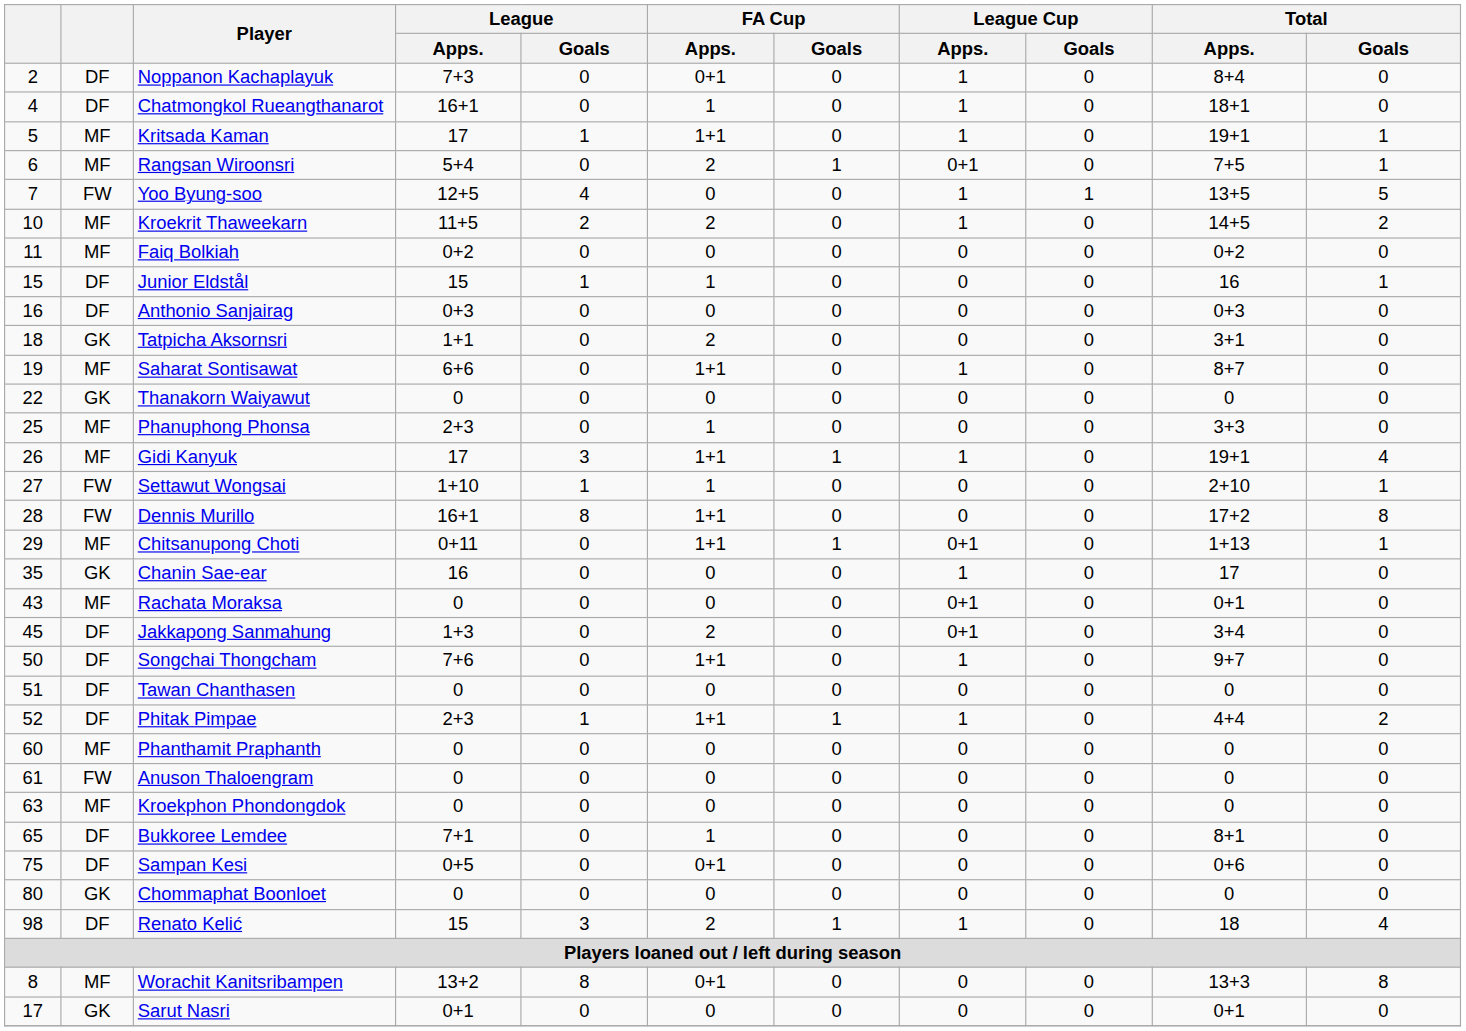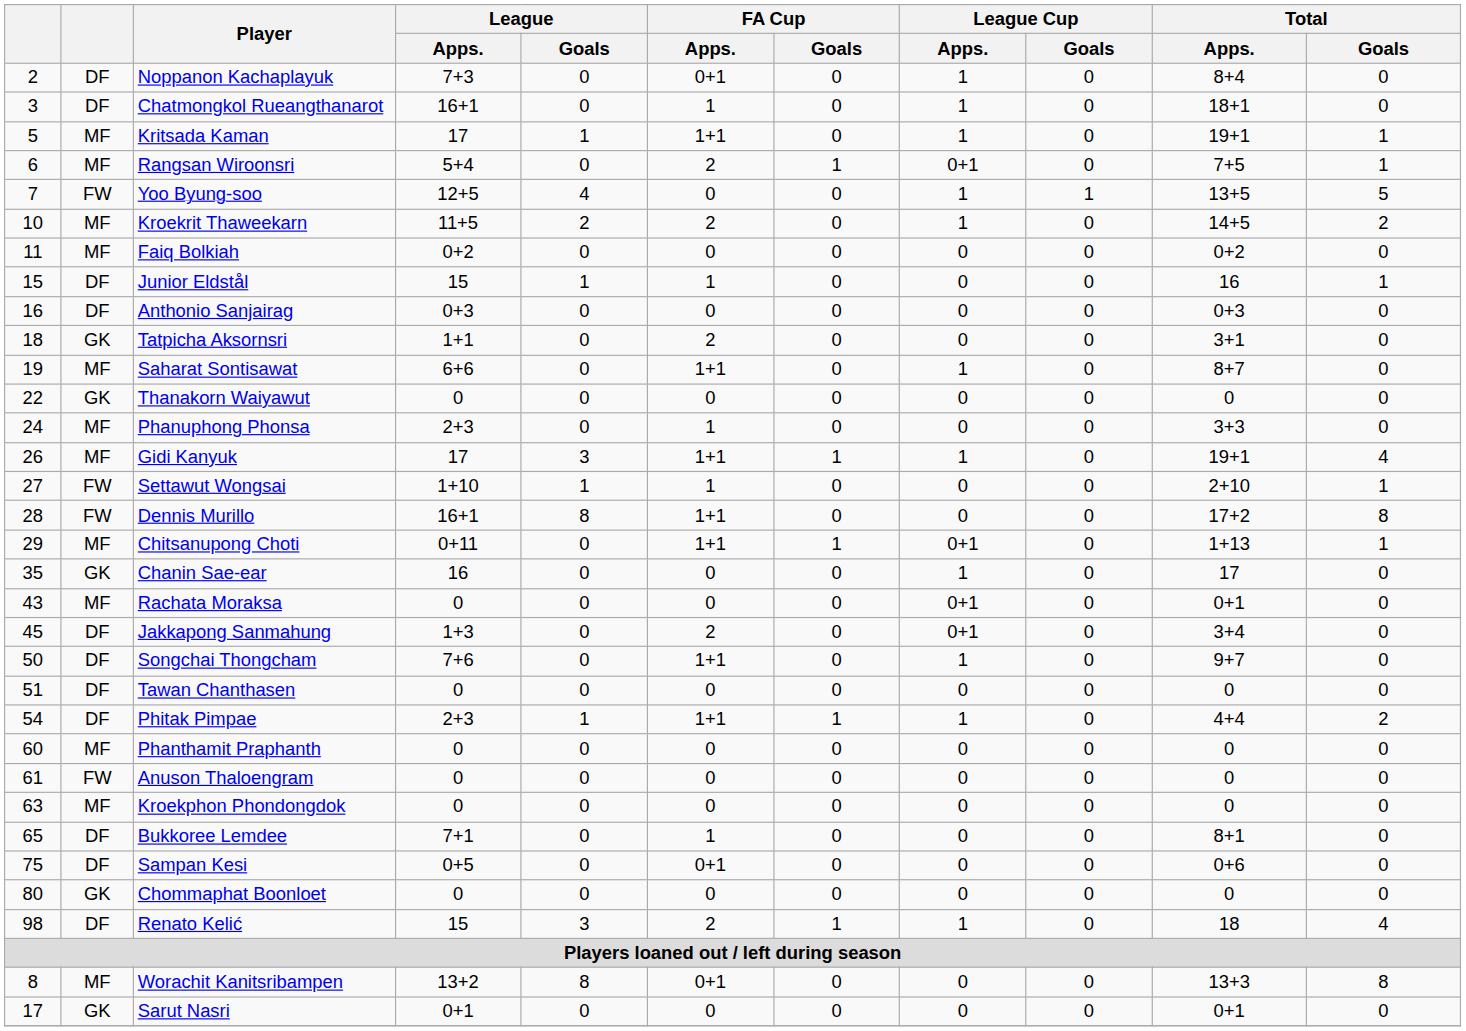(33, 106) 4 -> (33, 106) 3
(33, 427) 25 -> (33, 427) 24
(33, 719) 52 -> (33, 719) 54
